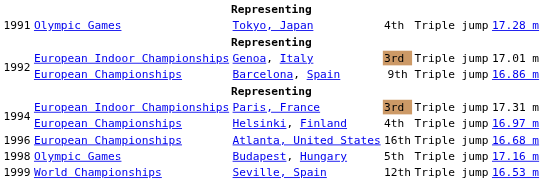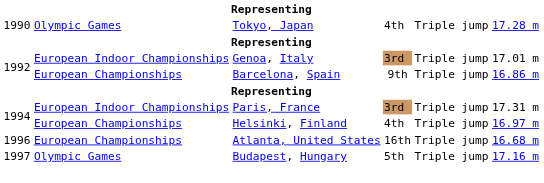(17, 25) 1991 -> (17, 25) 1990
(17, 156) 1998 -> (17, 156) 1997
- row: (280, 172)
